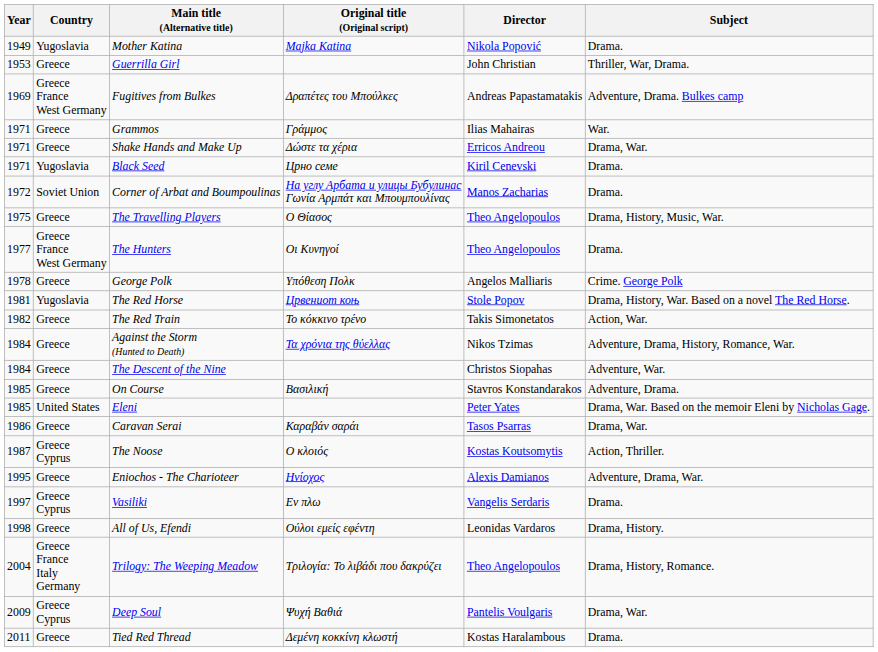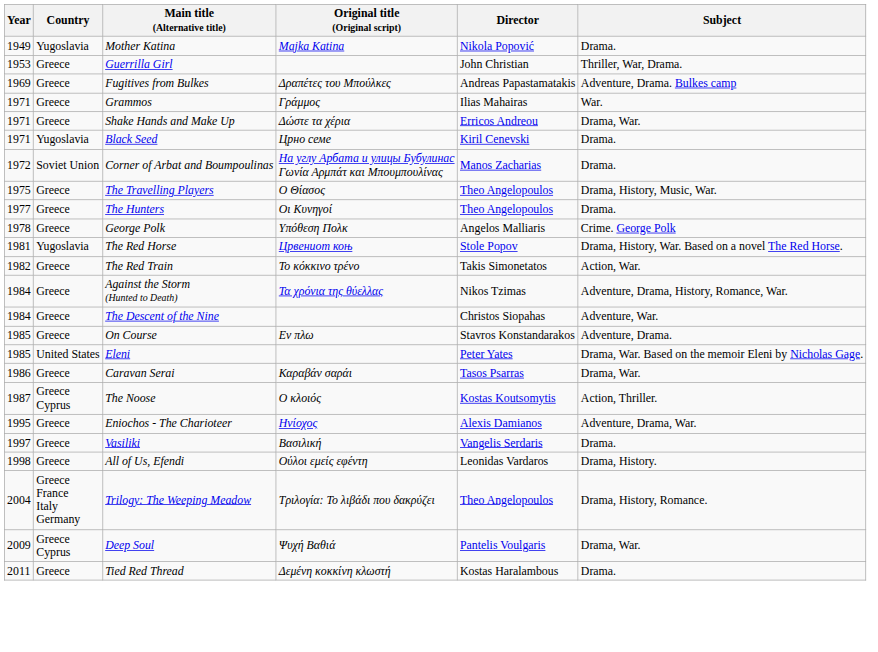(71, 96) Greece France West Germany -> (53, 83) Greece
(71, 249) Greece France West Germany -> (53, 209) Greece
(307, 388) Βασιλική -> (296, 335) Εν πλω
(53, 502) Greece Cyprus -> (53, 442) Greece
(303, 502) Εν πλω -> (300, 442) Βασιλική
